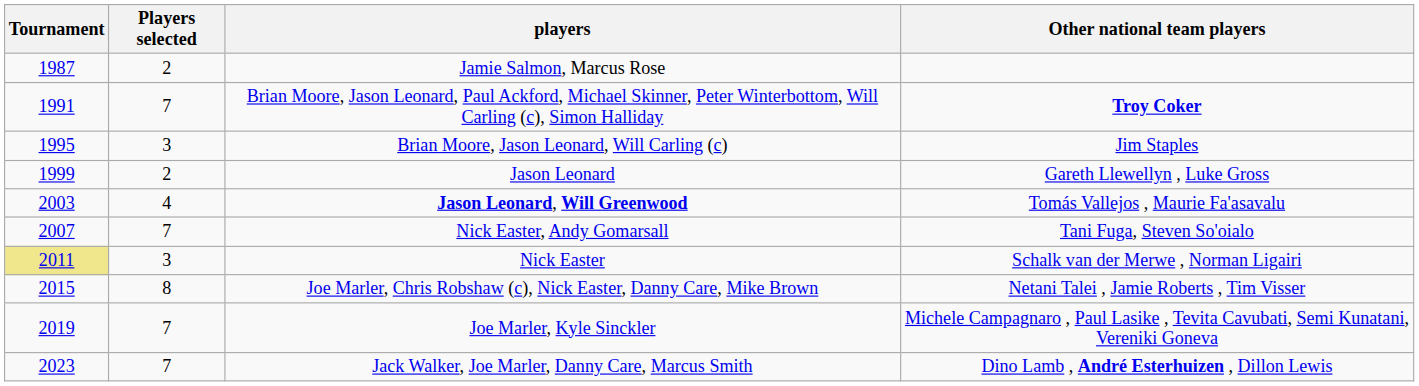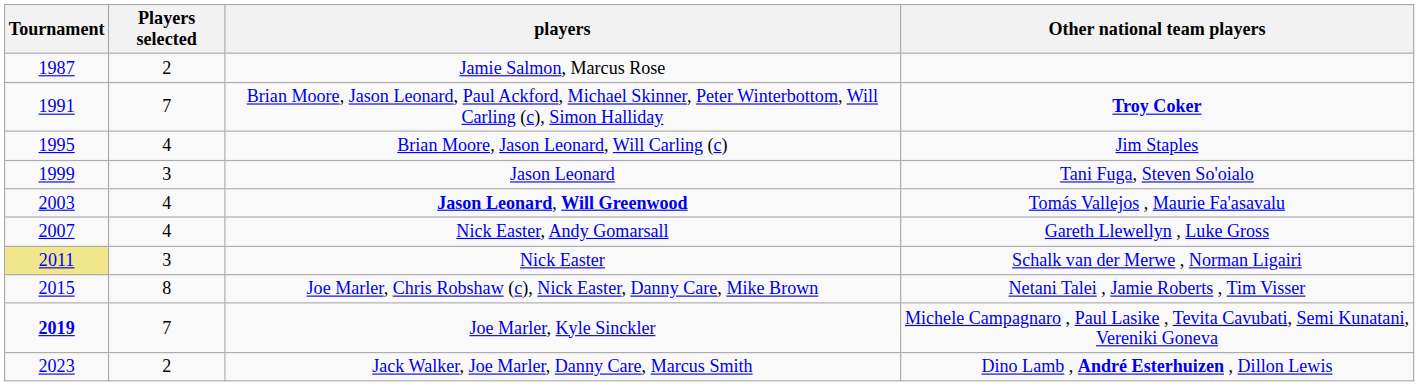(167, 145) 3 -> (167, 145) 4
(167, 174) 2 -> (167, 174) 3
(1157, 174) Gareth Llewellyn , Luke Gross -> (1157, 174) Tani Fuga, Steven So'oialo
(167, 231) 7 -> (167, 231) 4
(1157, 231) Tani Fuga, Steven So'oialo -> (1157, 231) Gareth Llewellyn , Luke Gross
(57, 327) normal -> (57, 327) bold
(167, 366) 7 -> (167, 366) 2
